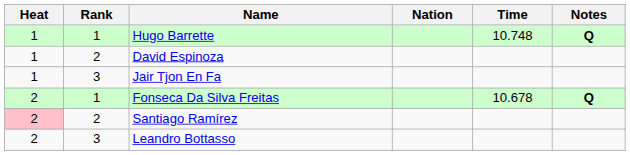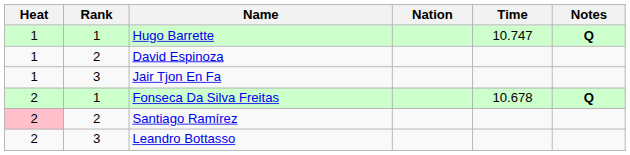(513, 35) 10.748 -> (513, 35) 10.747
